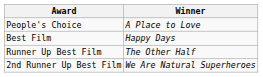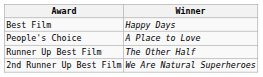rows swapped: (29, 38) <-> (44, 25)
